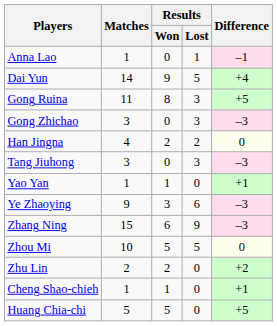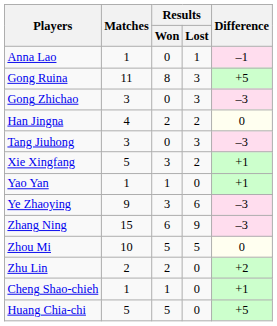- row: (28, 78)
+ row: (41, 162)
